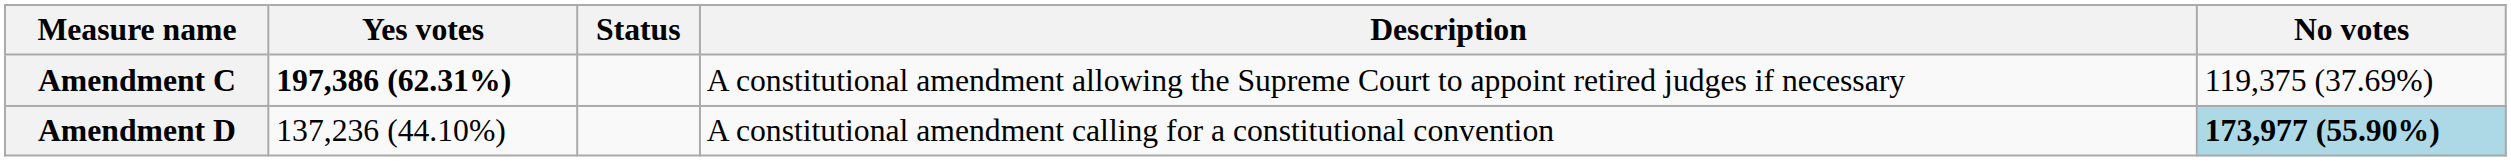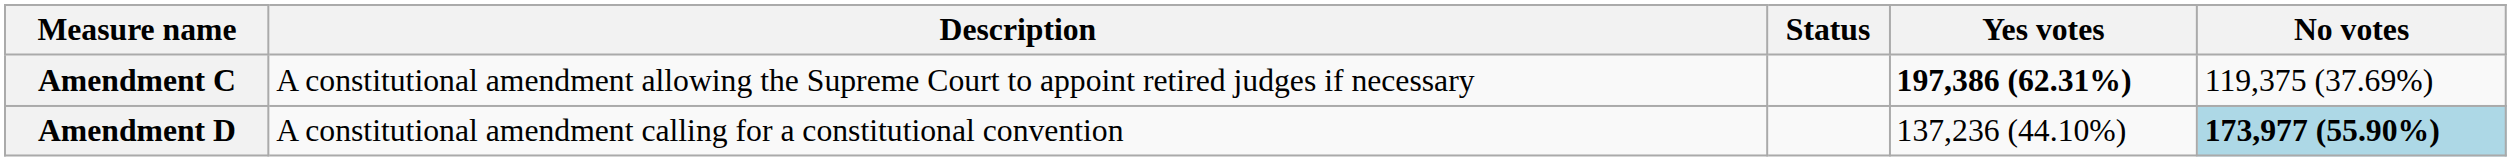columns swapped: (1448, 29) <-> (423, 29)
